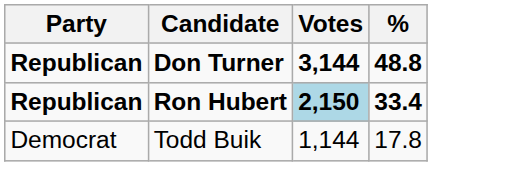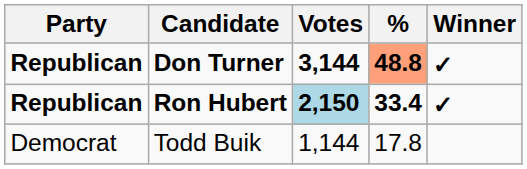+ column: (475, 23)
(398, 62) no background -> (398, 63) lightsalmon background
